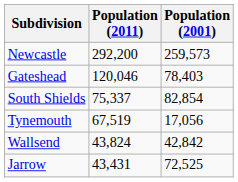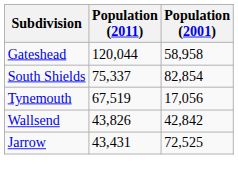- row: (37, 53)
(115, 76) 120,046 -> (115, 53) 120,044
(184, 76) 78,403 -> (184, 53) 58,958
(111, 143) 43,824 -> (111, 120) 43,826
